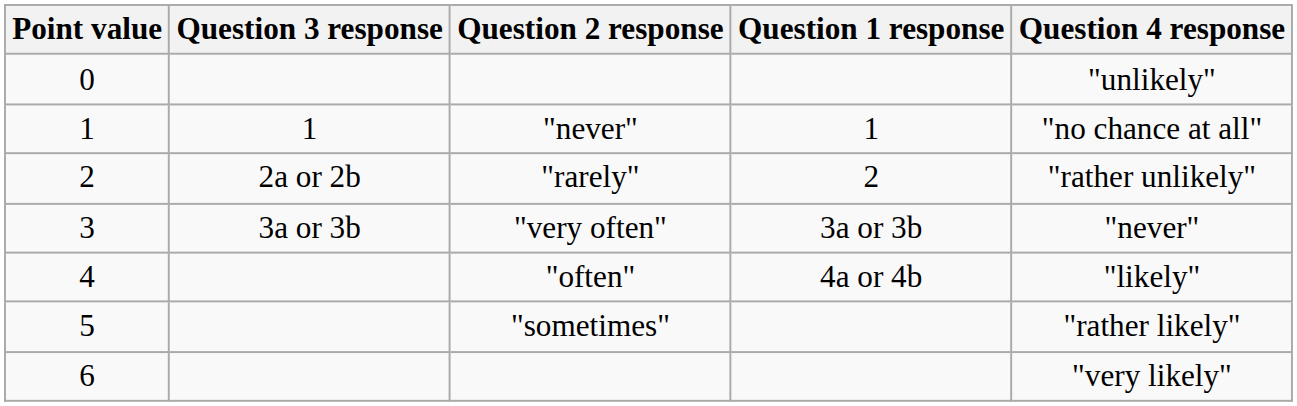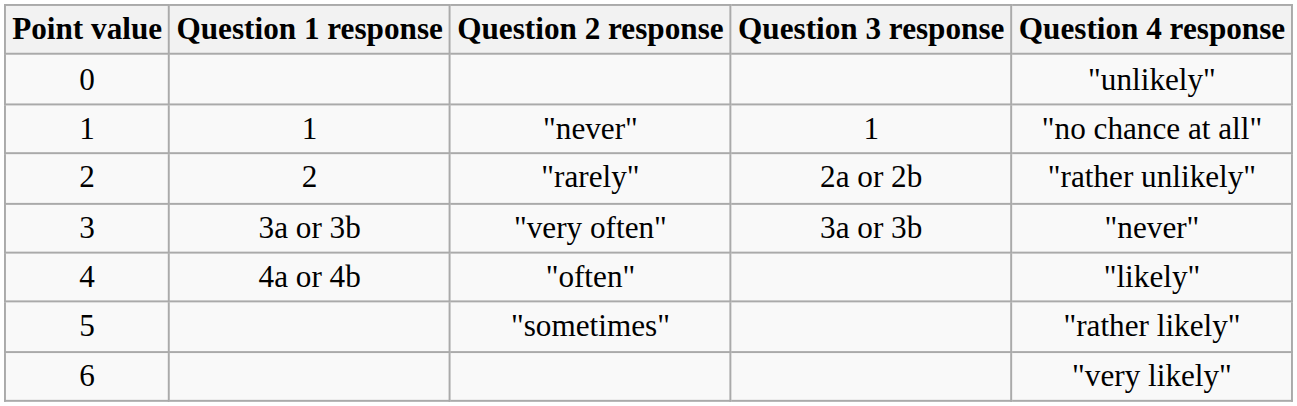columns swapped: (871, 29) <-> (310, 29)
